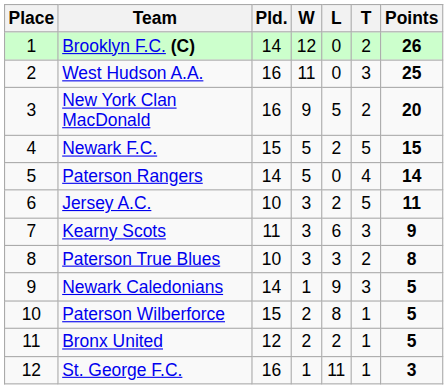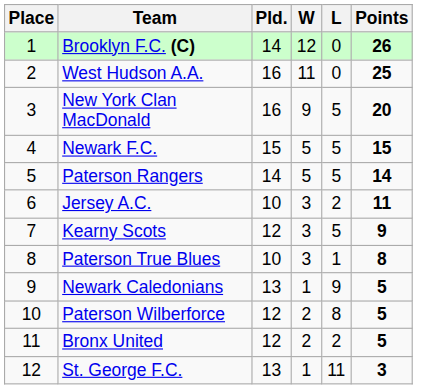- column: (366, 18)
(336, 148) 2 -> (336, 148) 5
(336, 176) 0 -> (336, 176) 5
(272, 231) 11 -> (272, 231) 12
(336, 231) 6 -> (336, 231) 5
(336, 259) 3 -> (336, 259) 1
(272, 286) 14 -> (272, 286) 13
(272, 314) 15 -> (272, 314) 12
(272, 369) 16 -> (272, 369) 13
